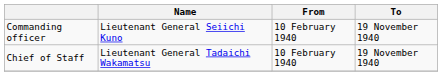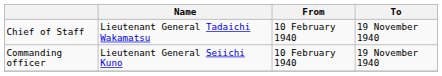rows swapped: (34, 32) <-> (45, 58)
